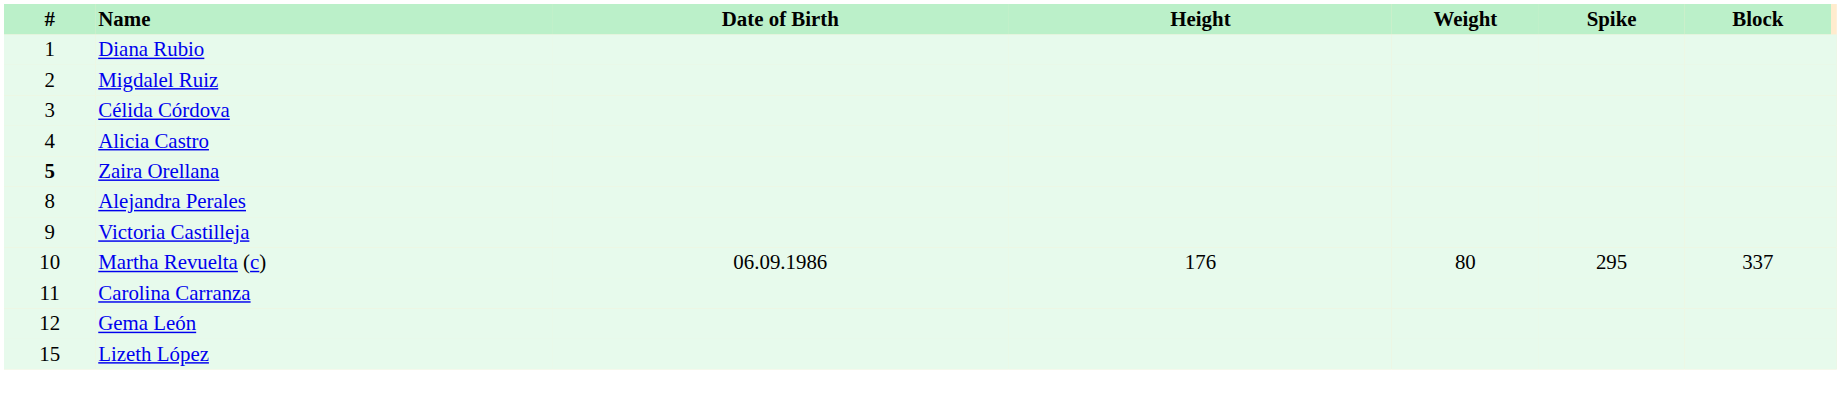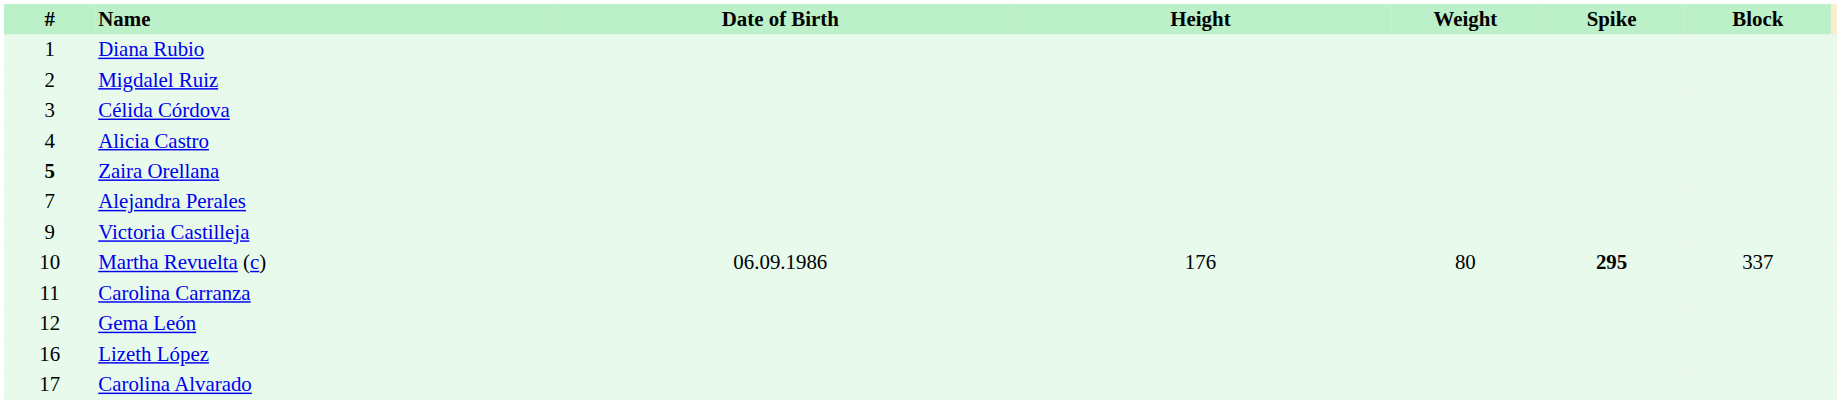(50, 201) 8 -> (50, 201) 7
(1612, 262) normal -> (1612, 262) bold
(50, 353) 15 -> (50, 353) 16
+ row: (175, 384)
